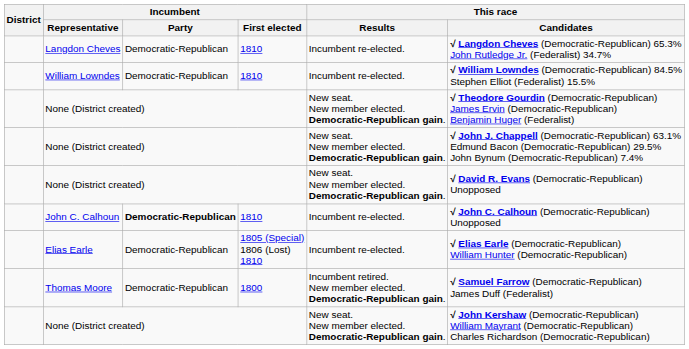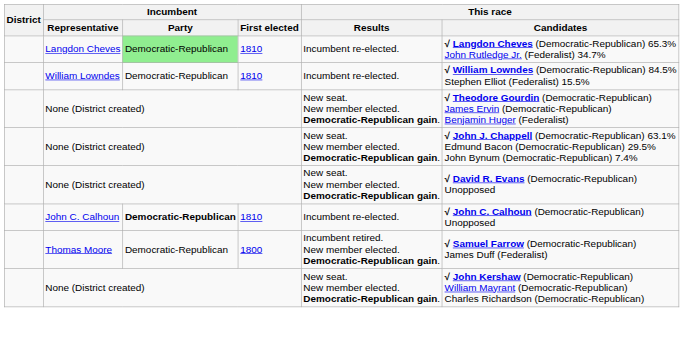(176, 49) no background -> (176, 49) lightgreen background
- row: (69, 249)
